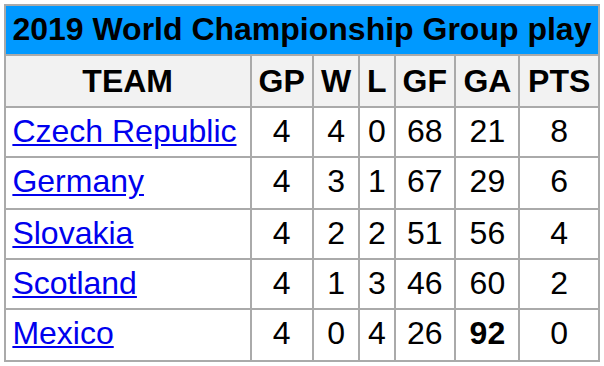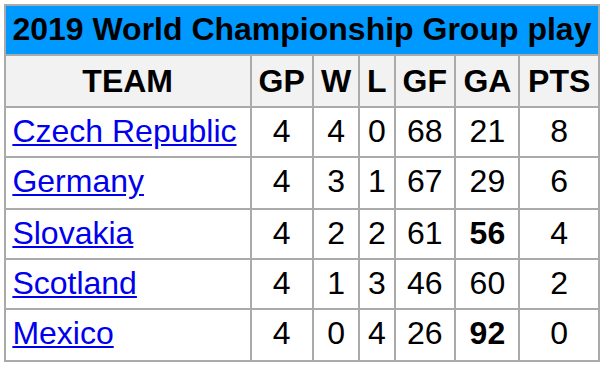(425, 232) 51 -> (425, 232) 61
(487, 232) normal -> (487, 232) bold
